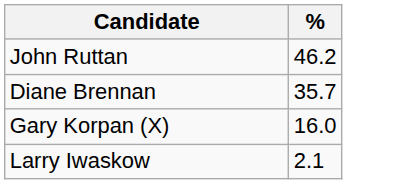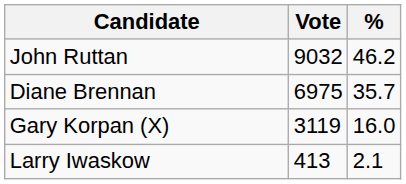+ column: (318, 21)
